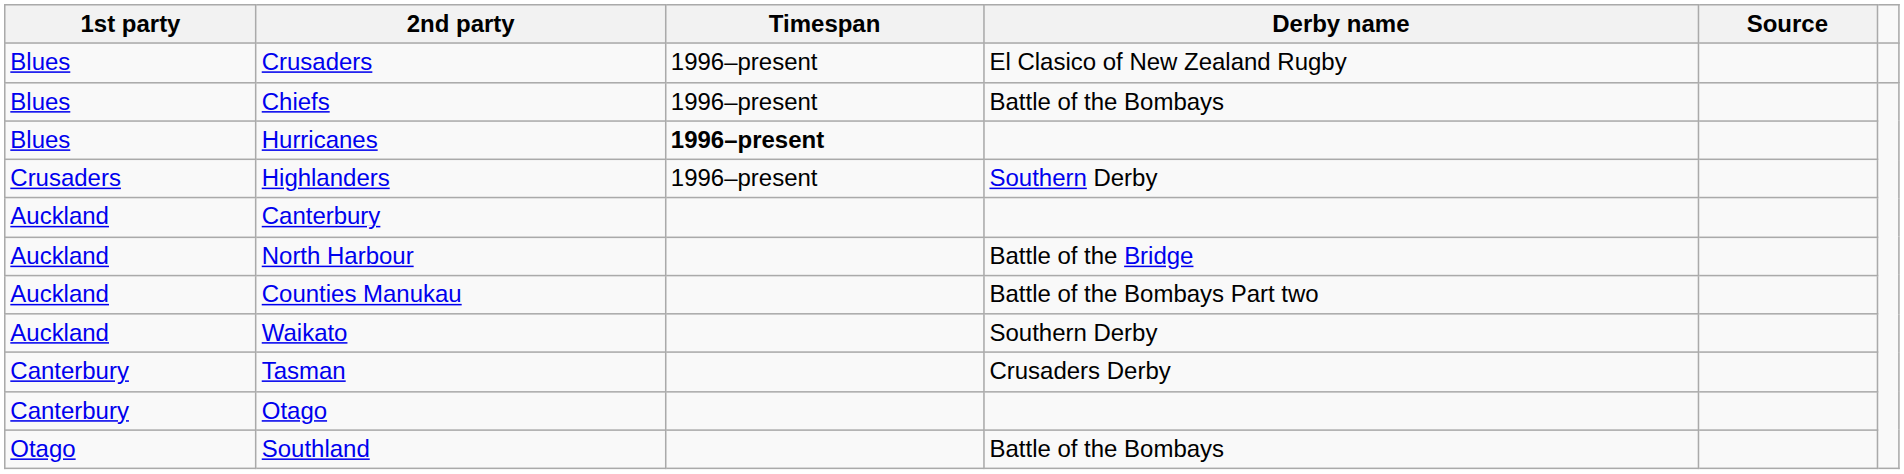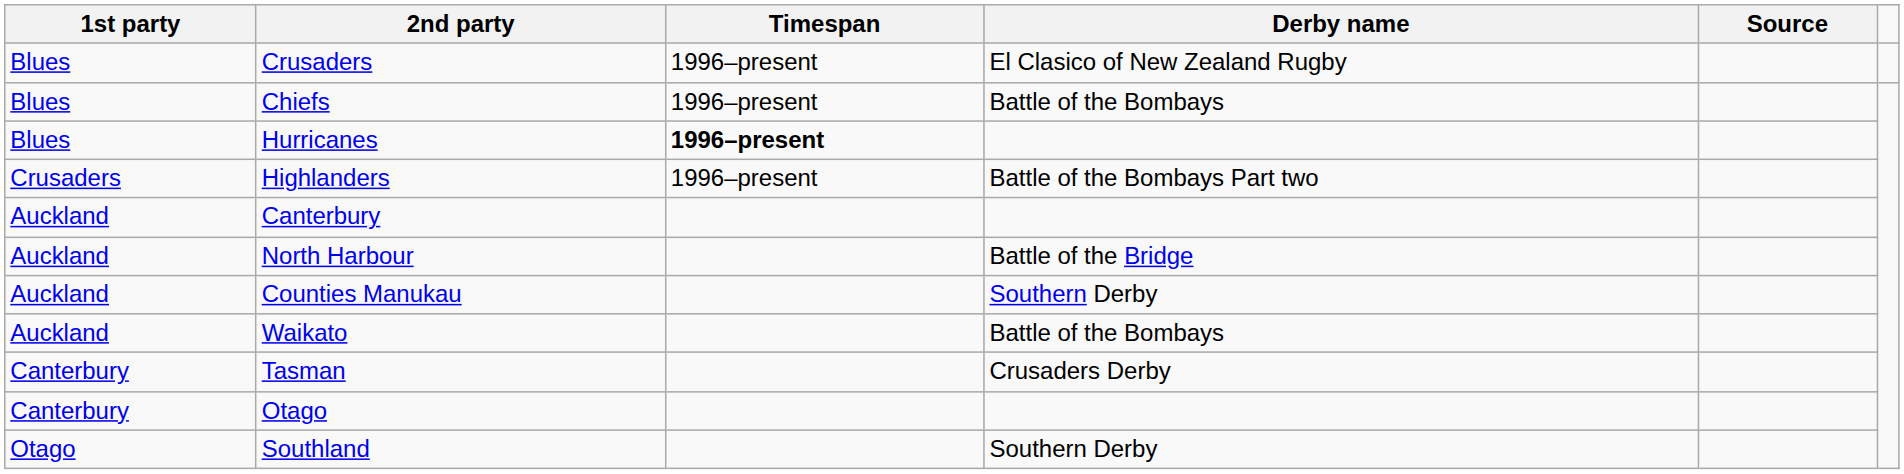(1073, 178) Southern Derby -> (1154, 178) Battle of the Bombays Part two
(1154, 293) Battle of the Bombays Part two -> (1073, 293) Southern Derby
(1073, 332) Southern Derby -> (1107, 332) Battle of the Bombays
(1107, 448) Battle of the Bombays -> (1073, 448) Southern Derby
